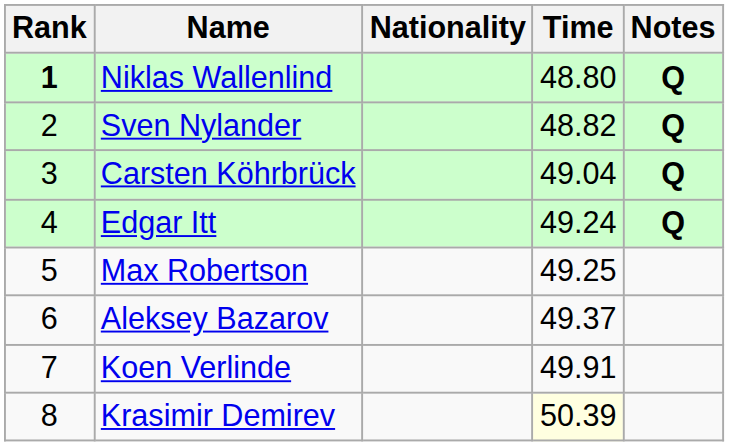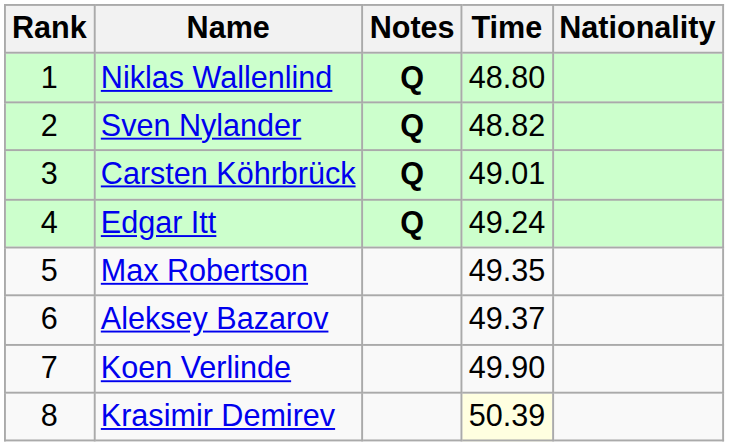columns swapped: (448, 28) <-> (673, 28)
(49, 77) bold -> (49, 77) normal
(578, 174) 49.04 -> (507, 174) 49.01
(578, 271) 49.25 -> (507, 271) 49.35
(578, 367) 49.91 -> (507, 367) 49.90
